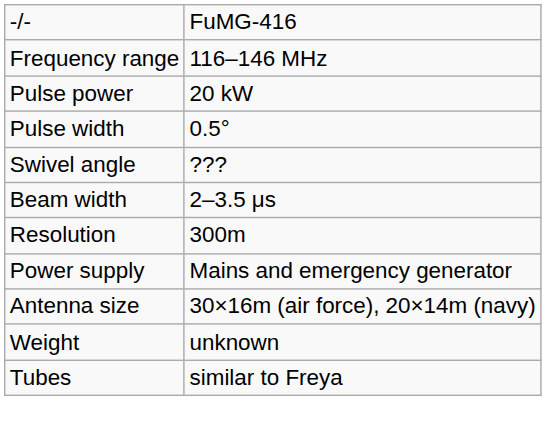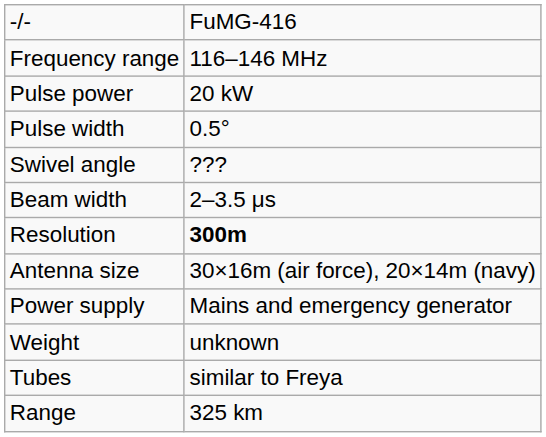(218, 235) normal -> (218, 235) bold
rows swapped: (77, 270) <-> (75, 306)
+ row: (43, 413)
